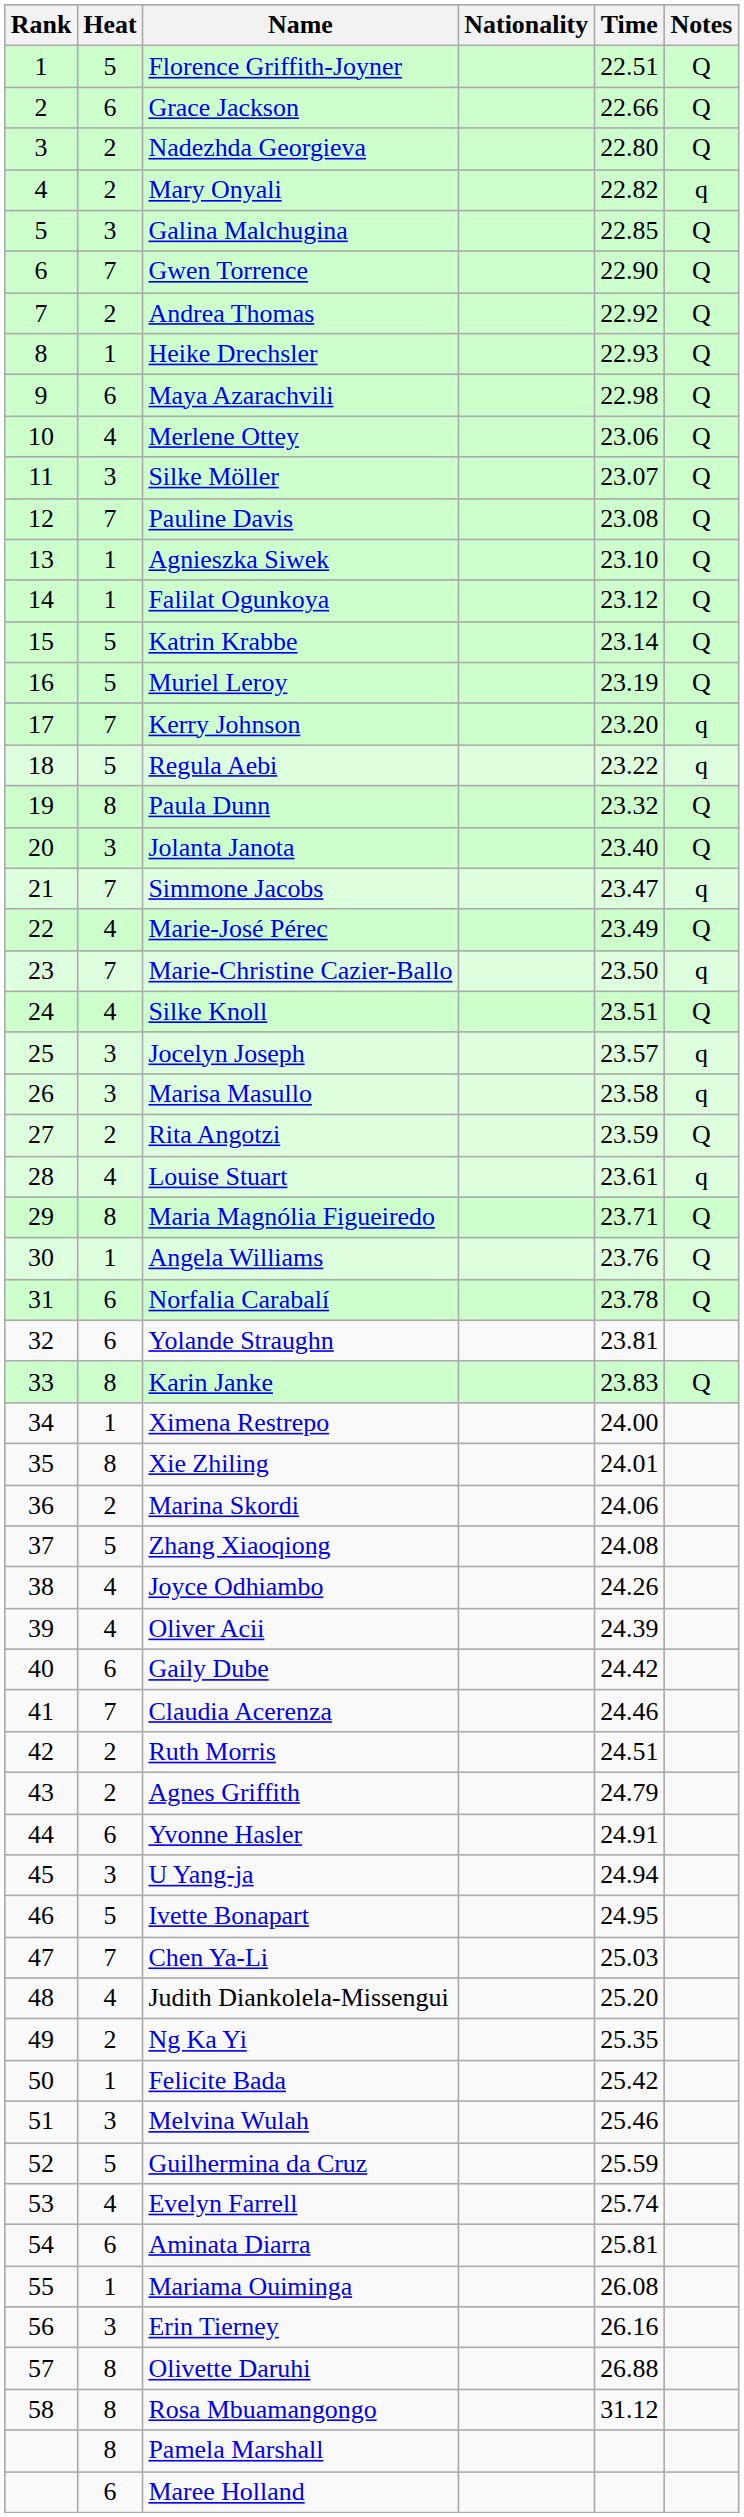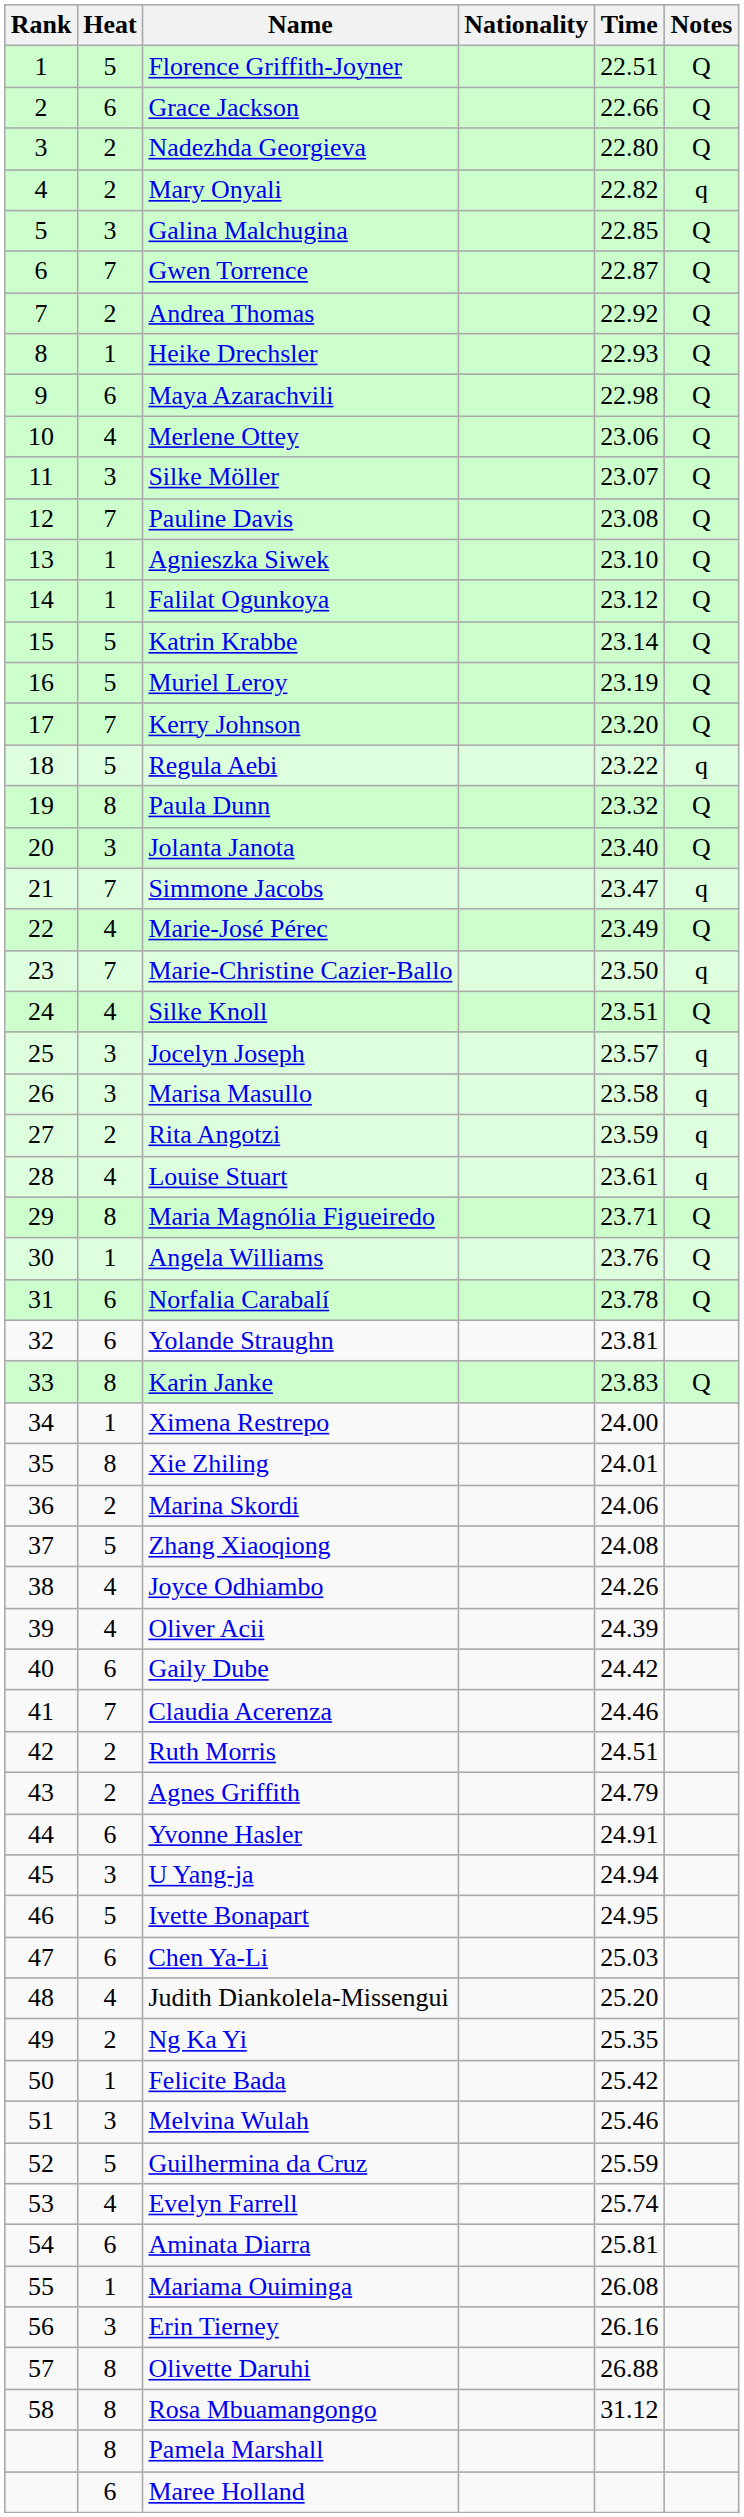(629, 271) 22.90 -> (629, 271) 22.87
(701, 723) q -> (701, 723) Q
(701, 1134) Q -> (701, 1134) q
(110, 1957) 7 -> (110, 1957) 6
